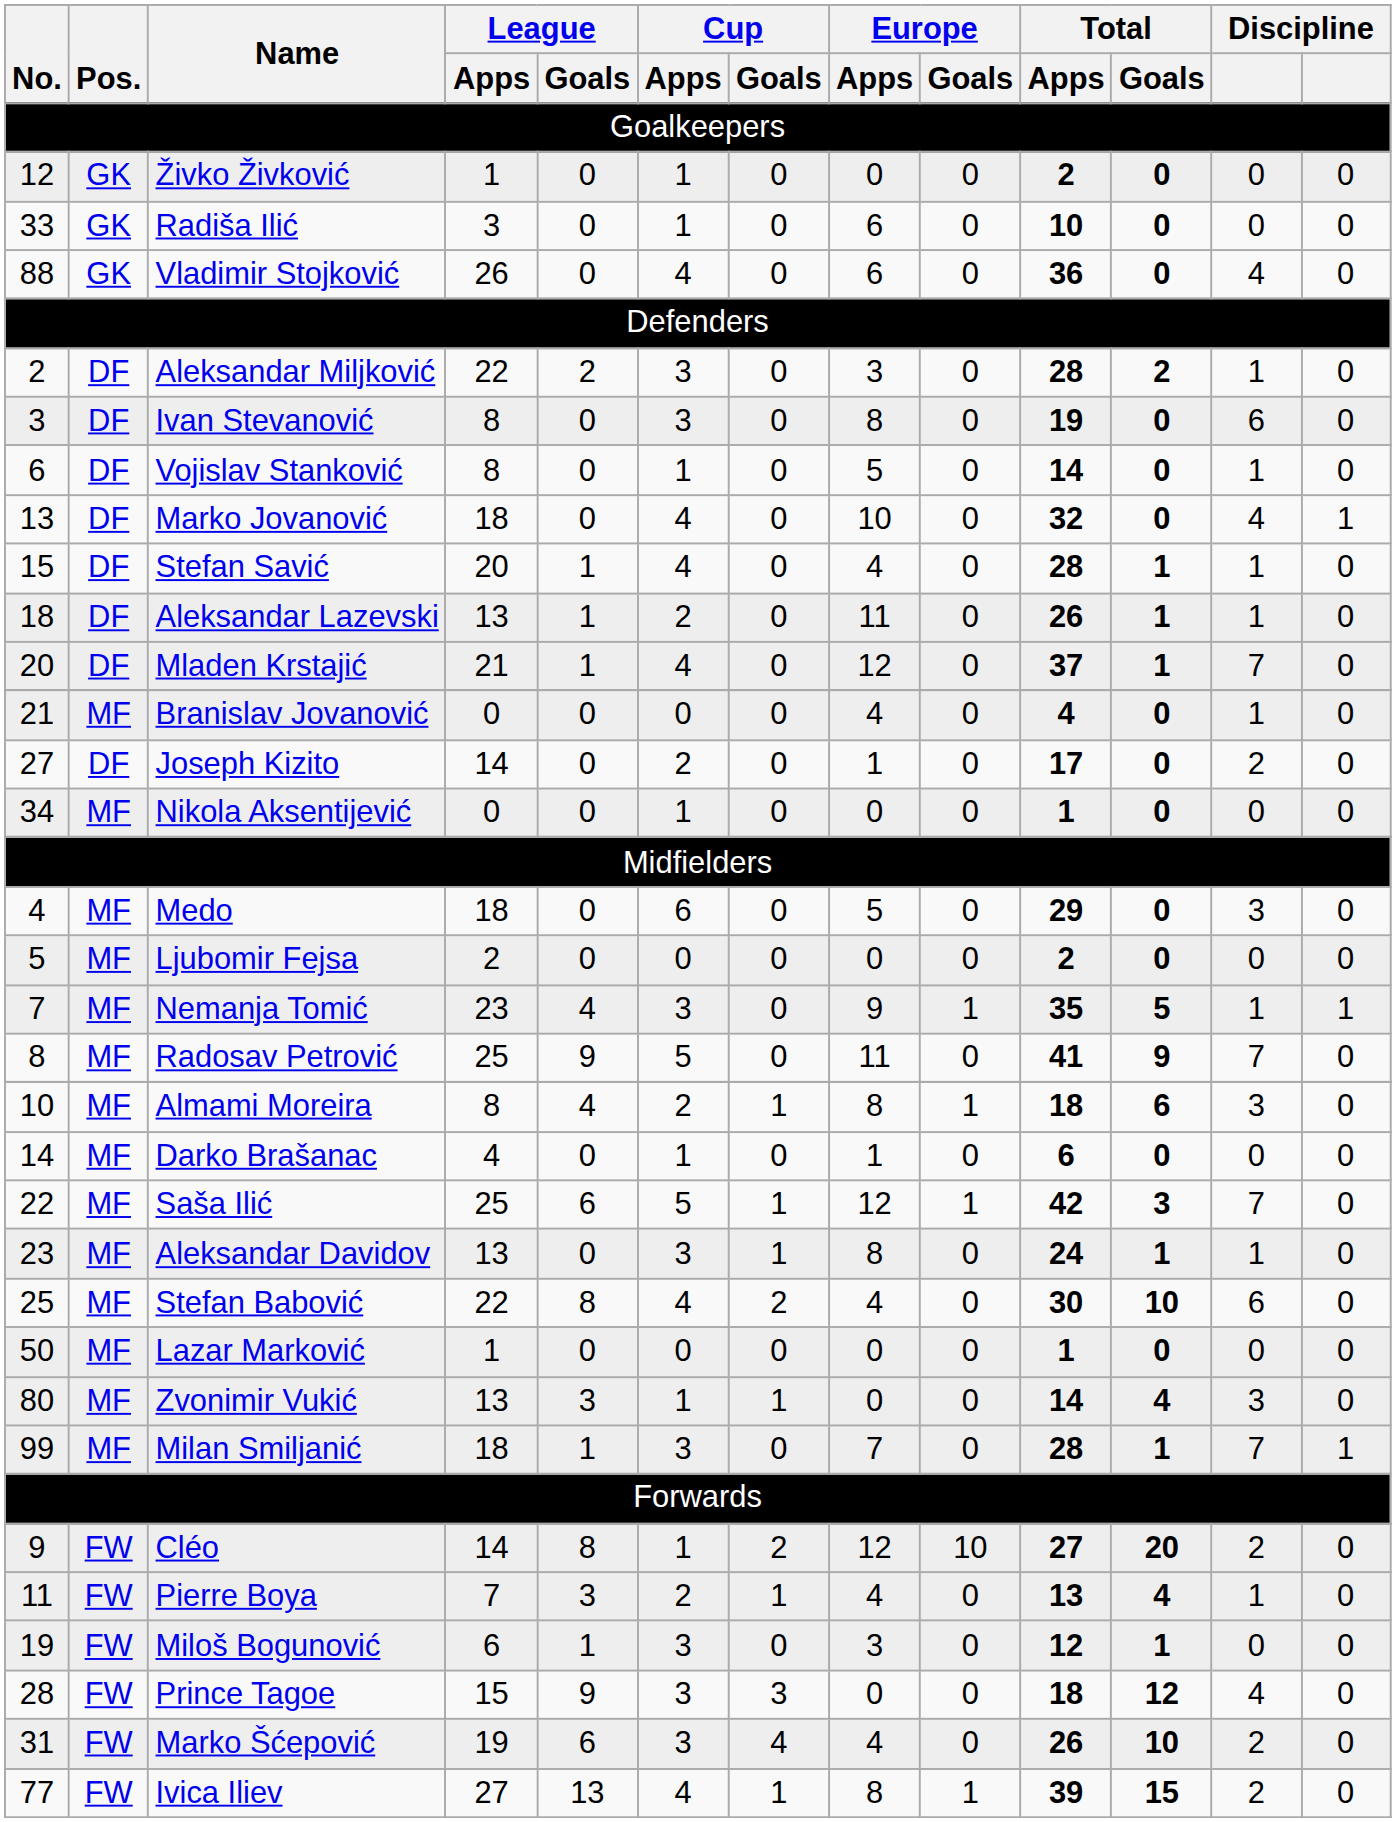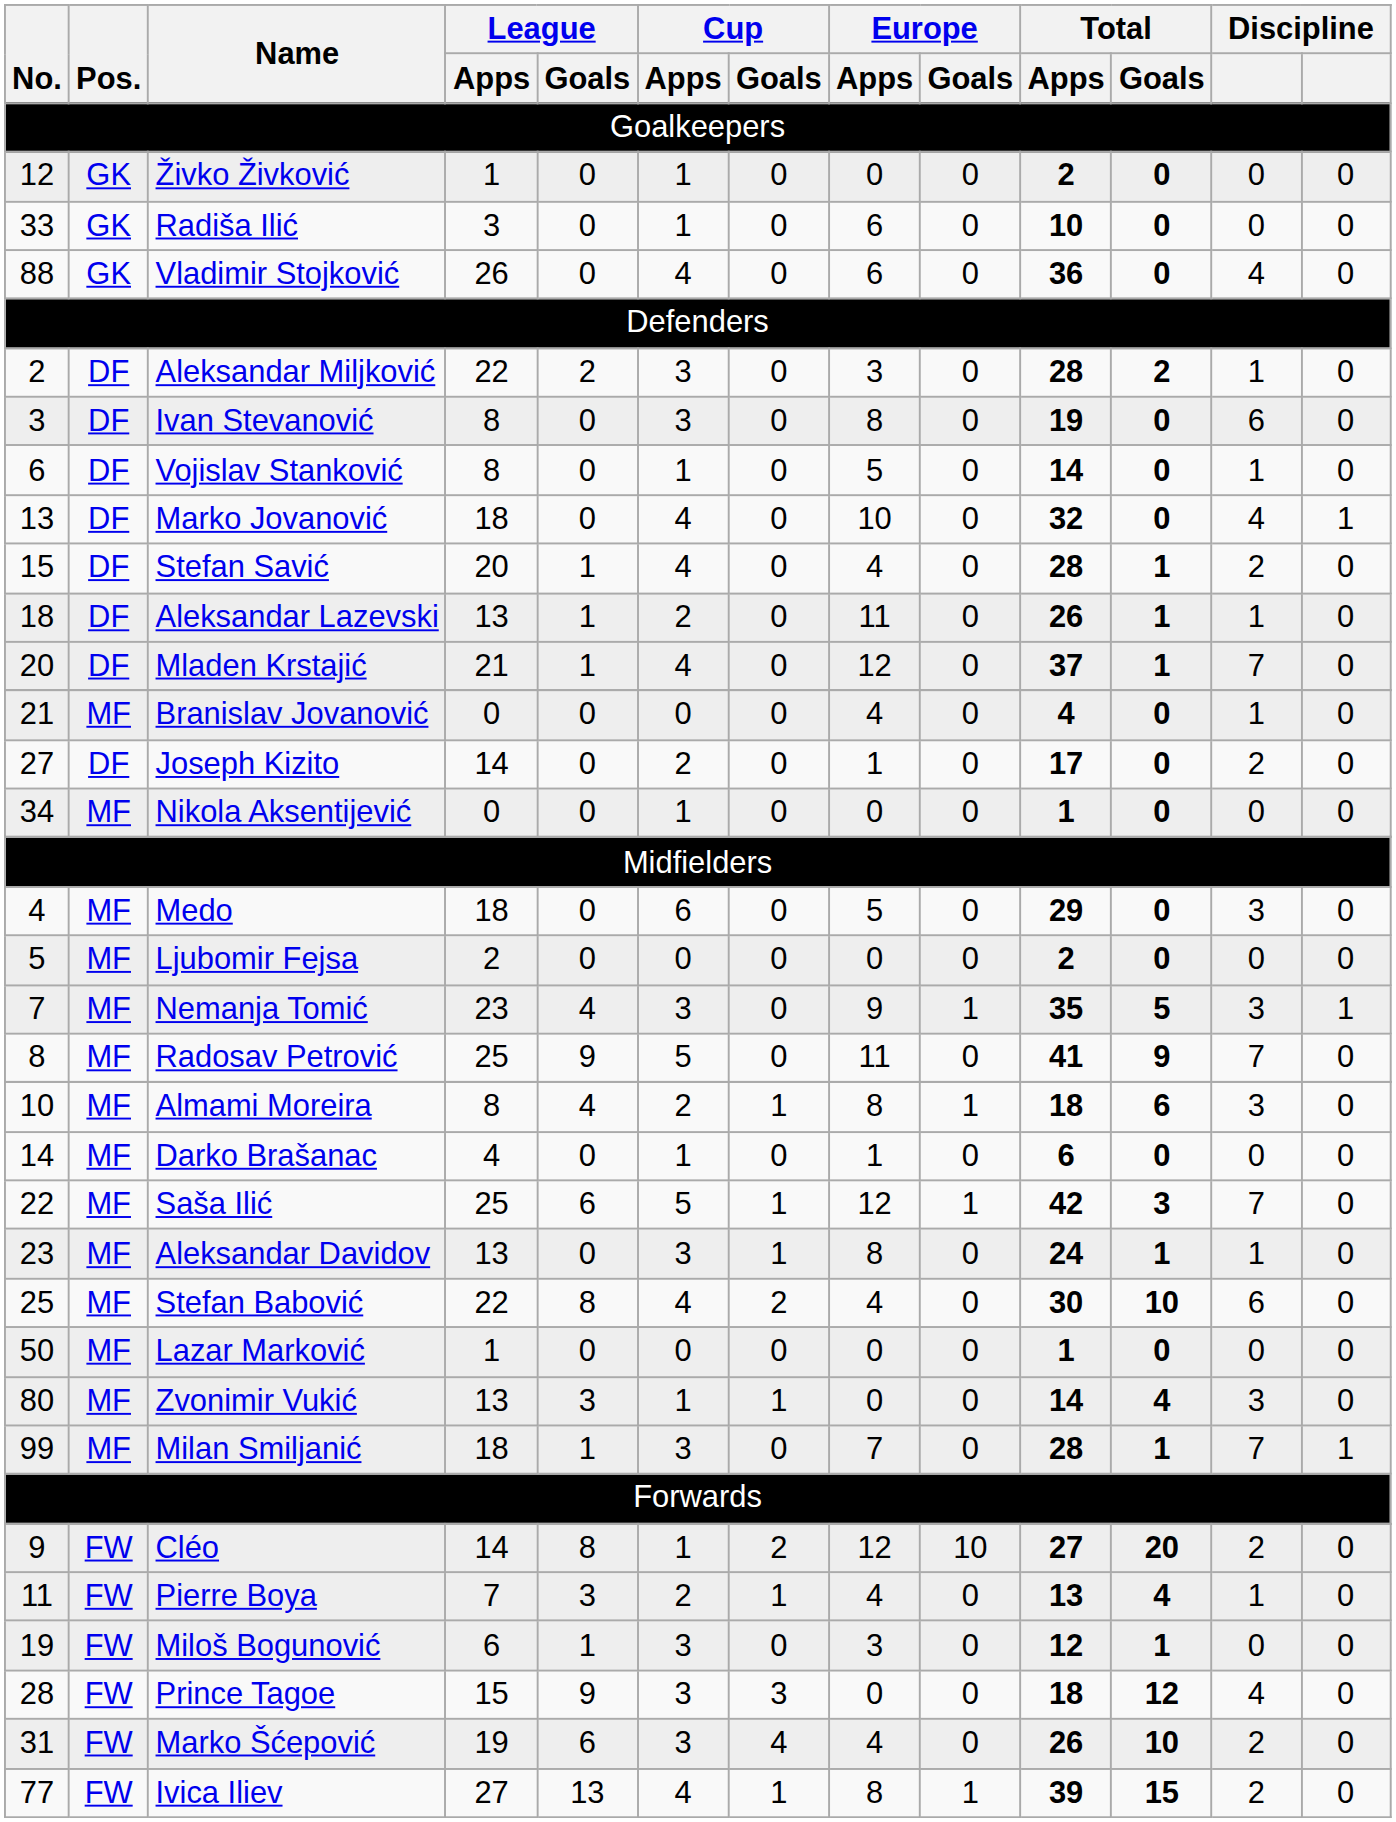(1256, 567) 1 -> (1256, 567) 2
(1256, 1008) 1 -> (1256, 1008) 3
